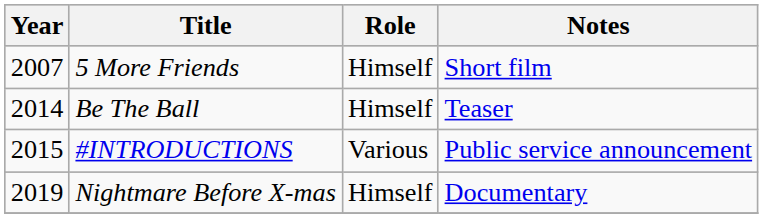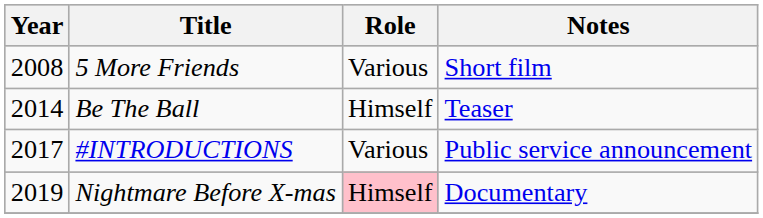(37, 66) 2007 -> (37, 66) 2008
(390, 66) Himself -> (388, 66) Various
(37, 150) 2015 -> (37, 150) 2017
(390, 191) no background -> (390, 191) pink background
